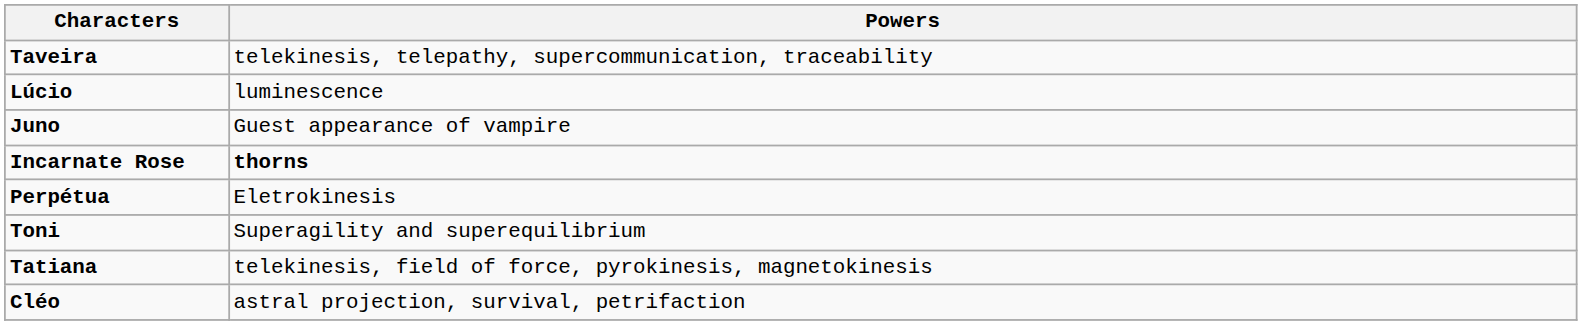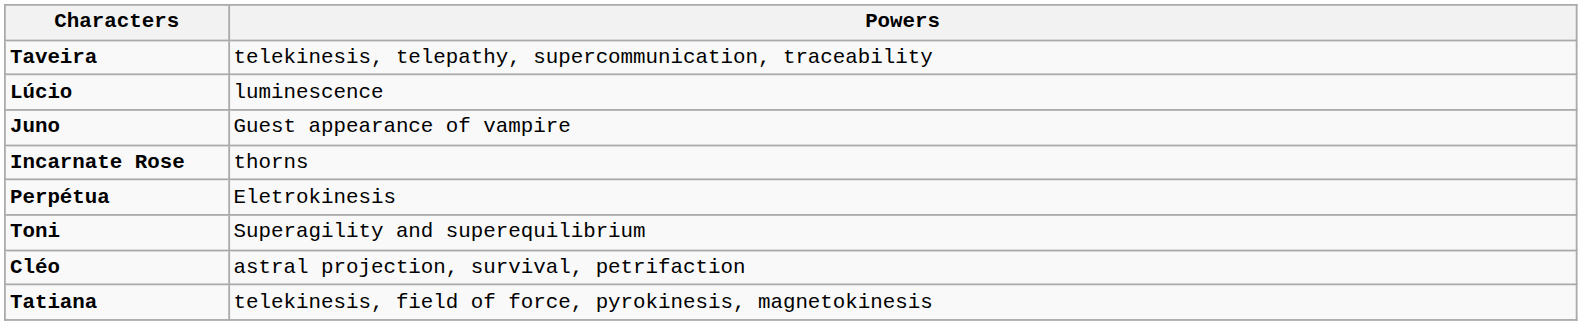(271, 162) bold -> (271, 162) normal
rows swapped: (54, 267) <-> (35, 302)
